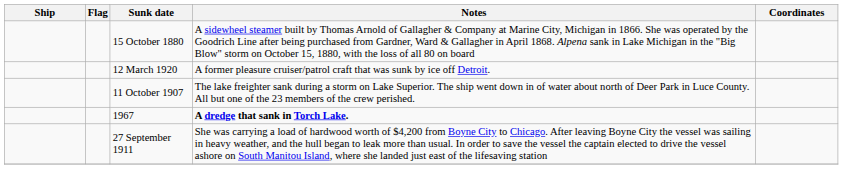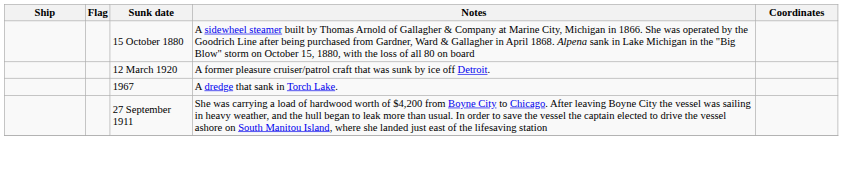- row: (148, 92)
(272, 115) bold -> (266, 86) normal
